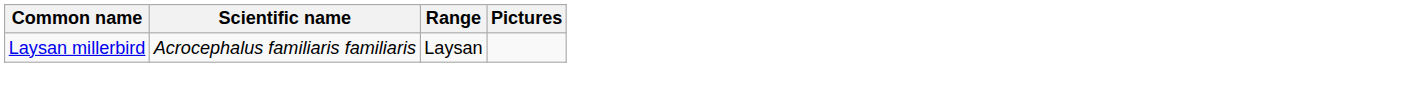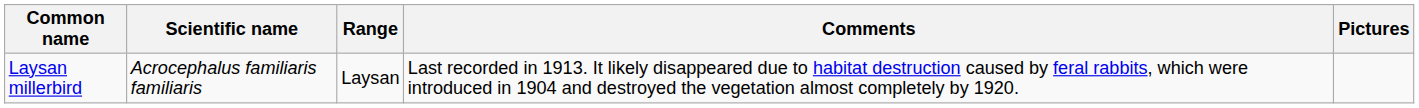+ column: (869, 29)
